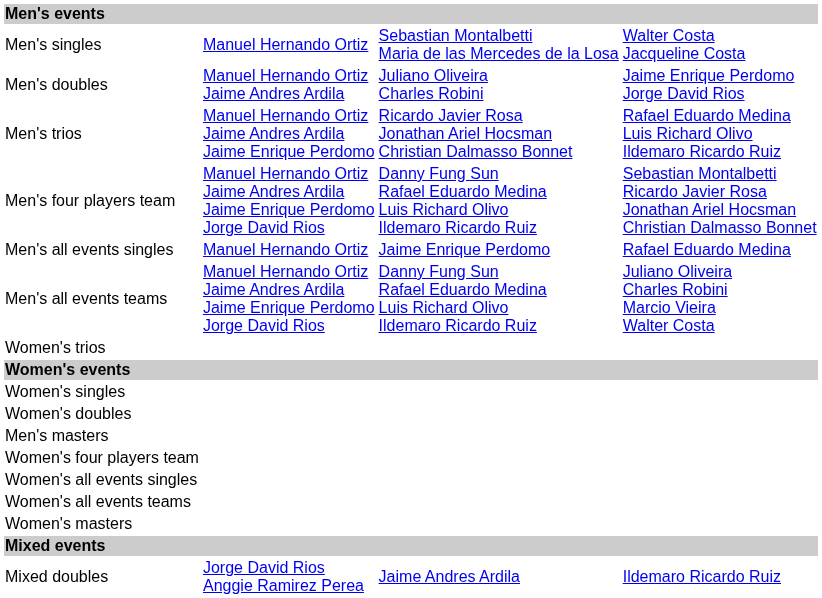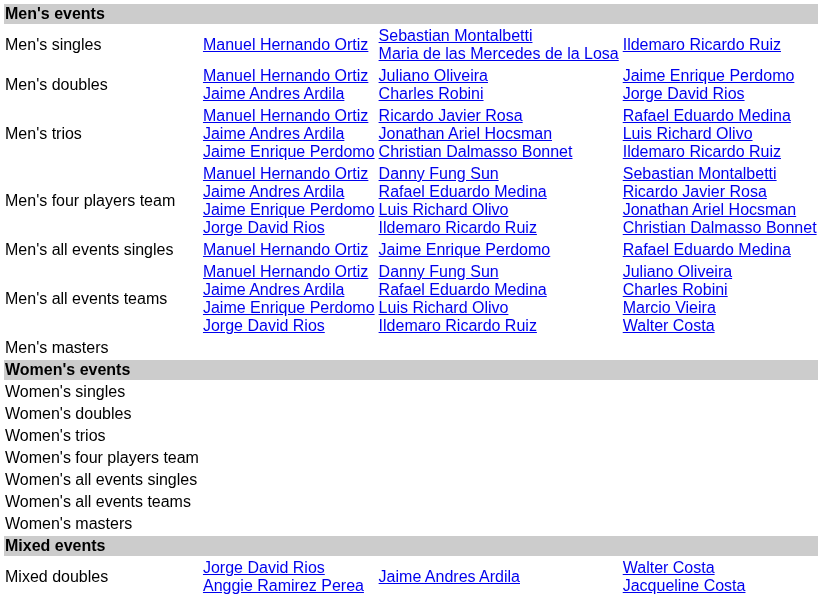(684, 44) Walter Costa Jacqueline Costa -> (702, 44) Ildemaro Ricardo Ruiz
rows swapped: (57, 436) <-> (55, 348)
(702, 576) Ildemaro Ricardo Ruiz -> (684, 576) Walter Costa Jacqueline Costa
